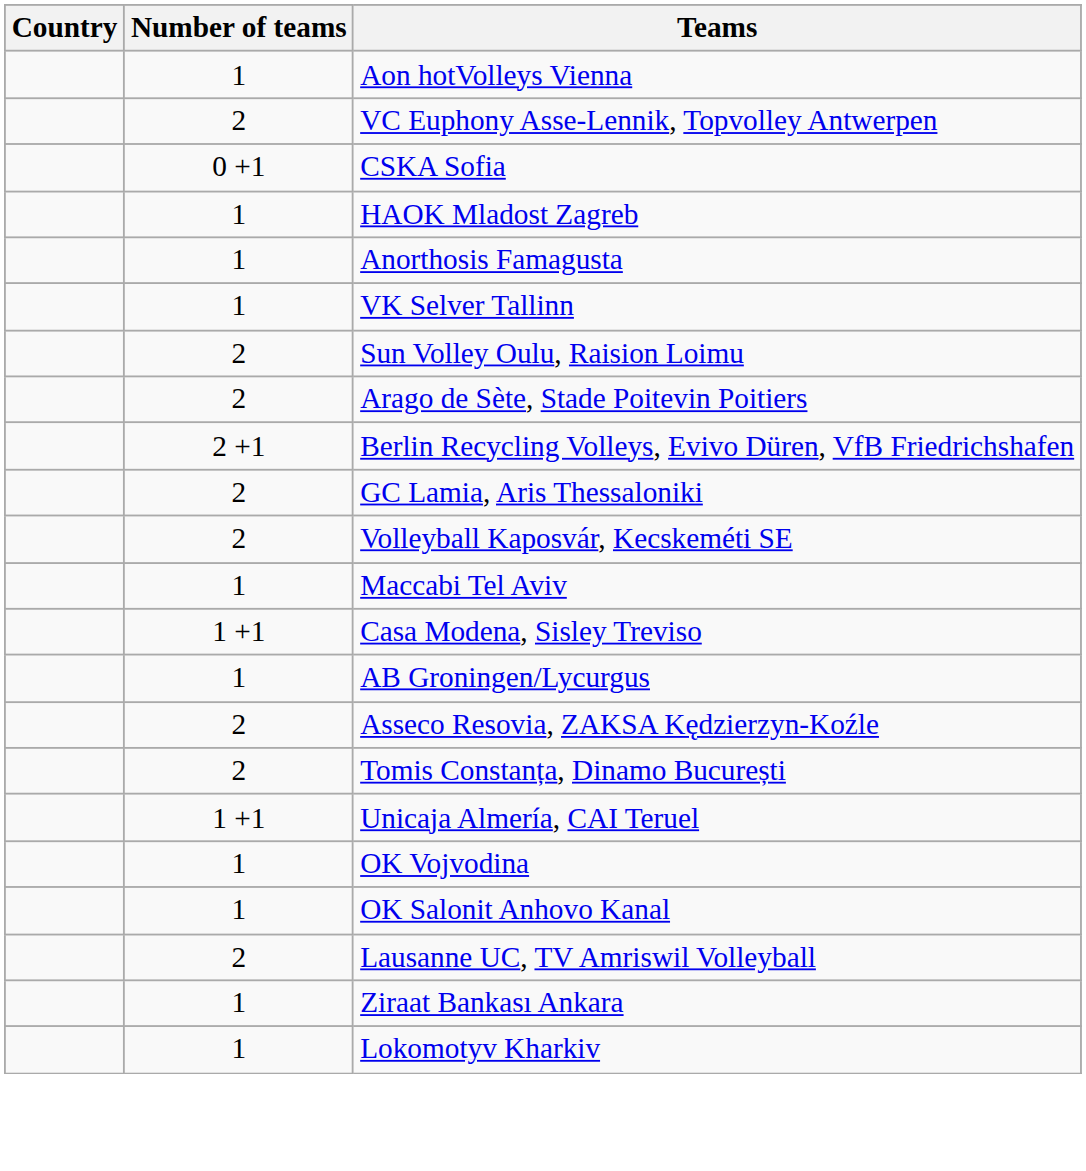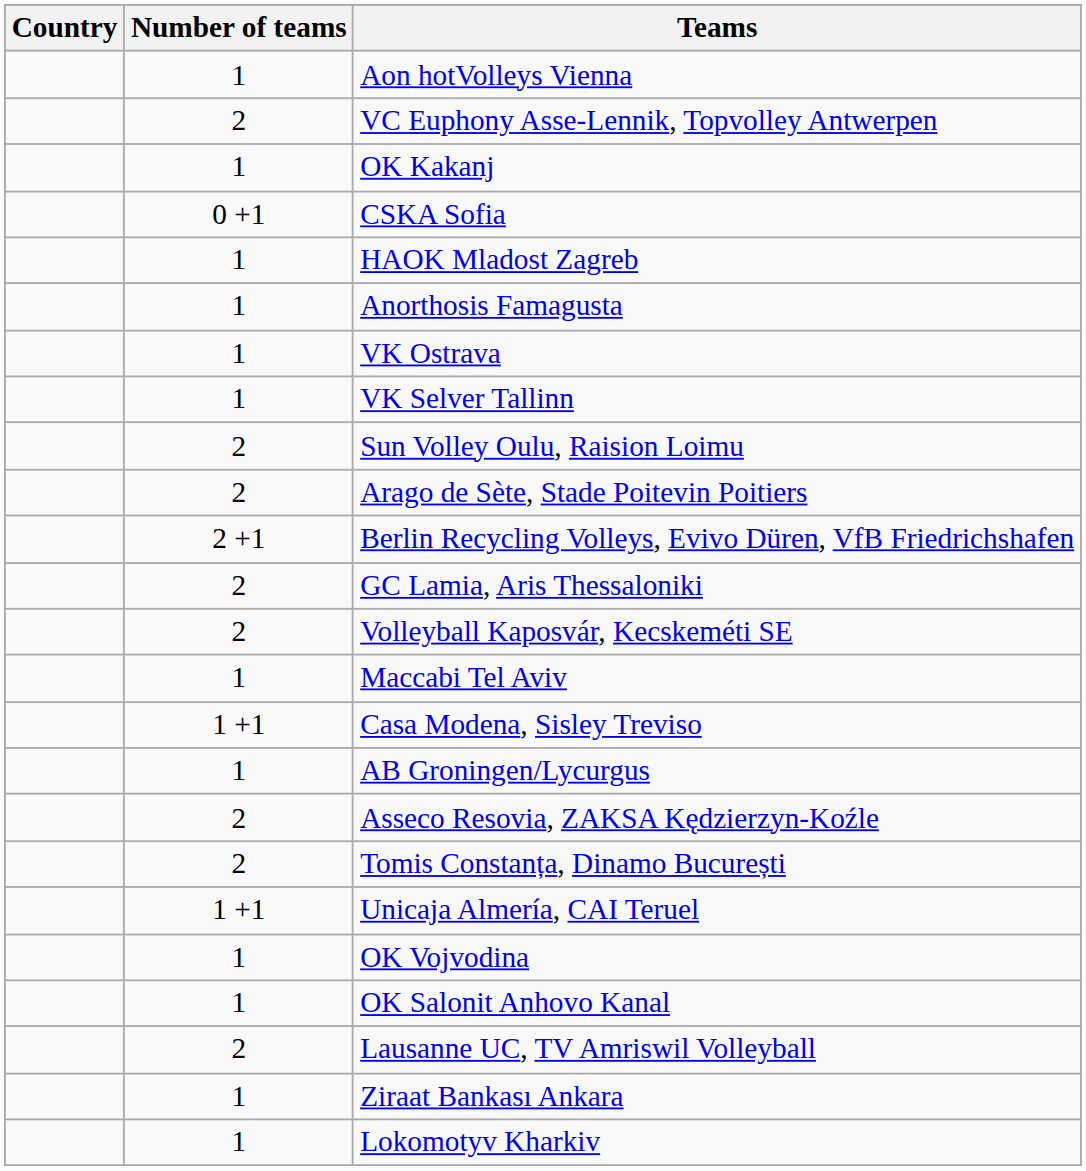+ row: (427, 167)
+ row: (431, 352)
